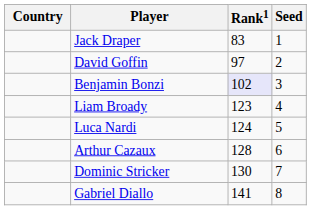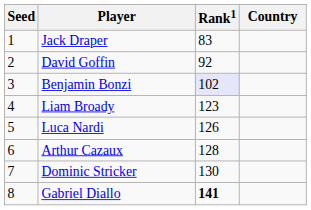columns swapped: (38, 17) <-> (289, 17)
(238, 62) 97 -> (205, 62) 92
(241, 128) 124 -> (209, 128) 126
(241, 193) normal -> (209, 193) bold
